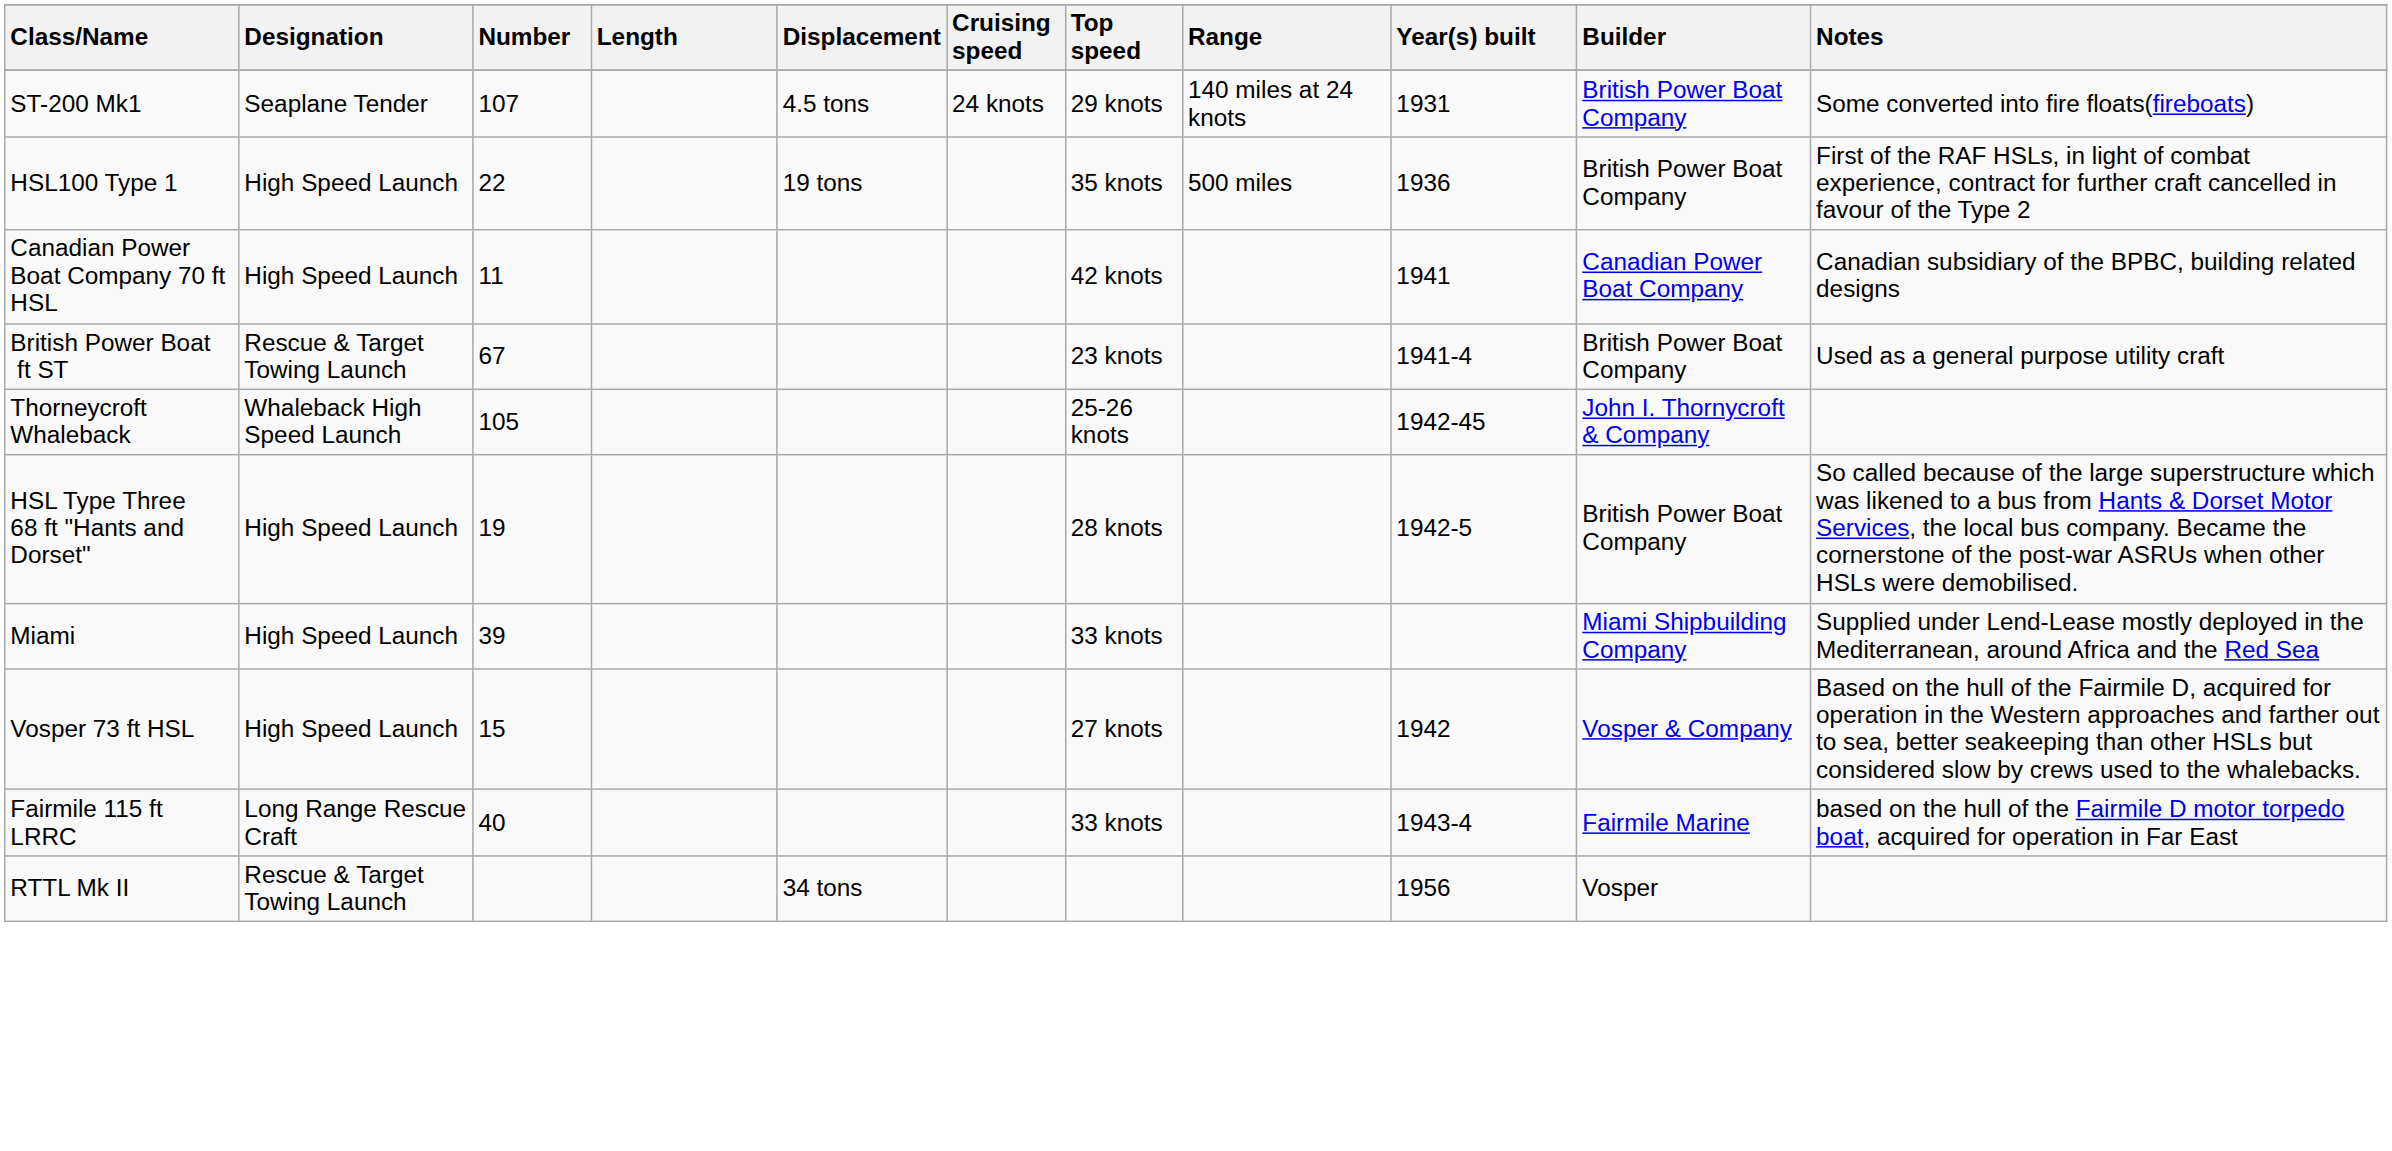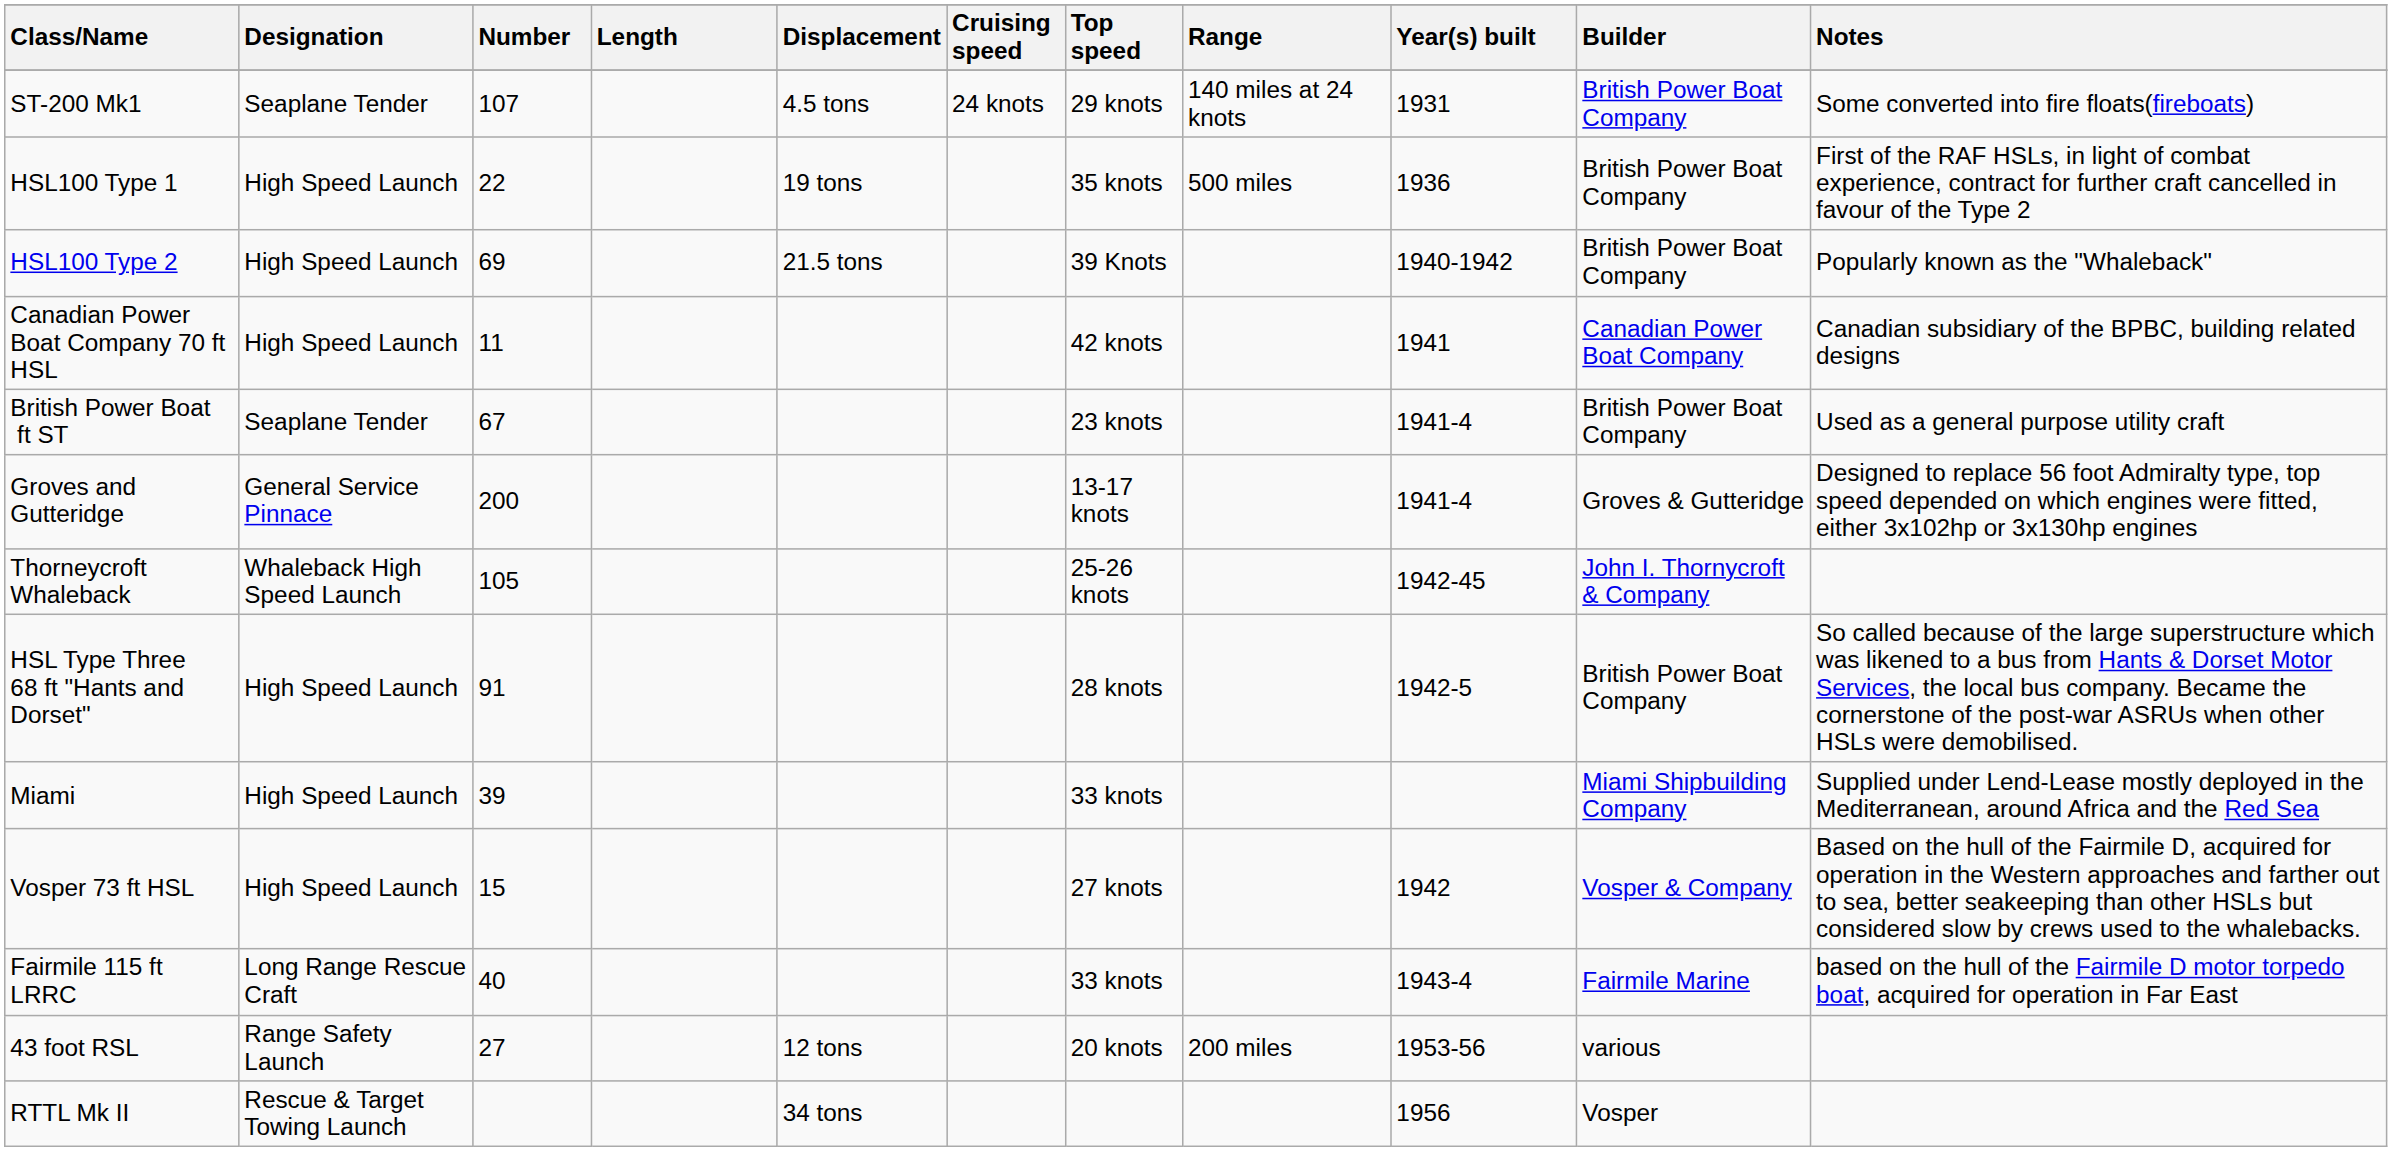+ row: (94, 262)
(334, 355) Rescue & Target Towing Launch -> (336, 421) Seaplane Tender
+ row: (73, 501)
(492, 528) 19 -> (492, 688) 91
+ row: (75, 1047)
